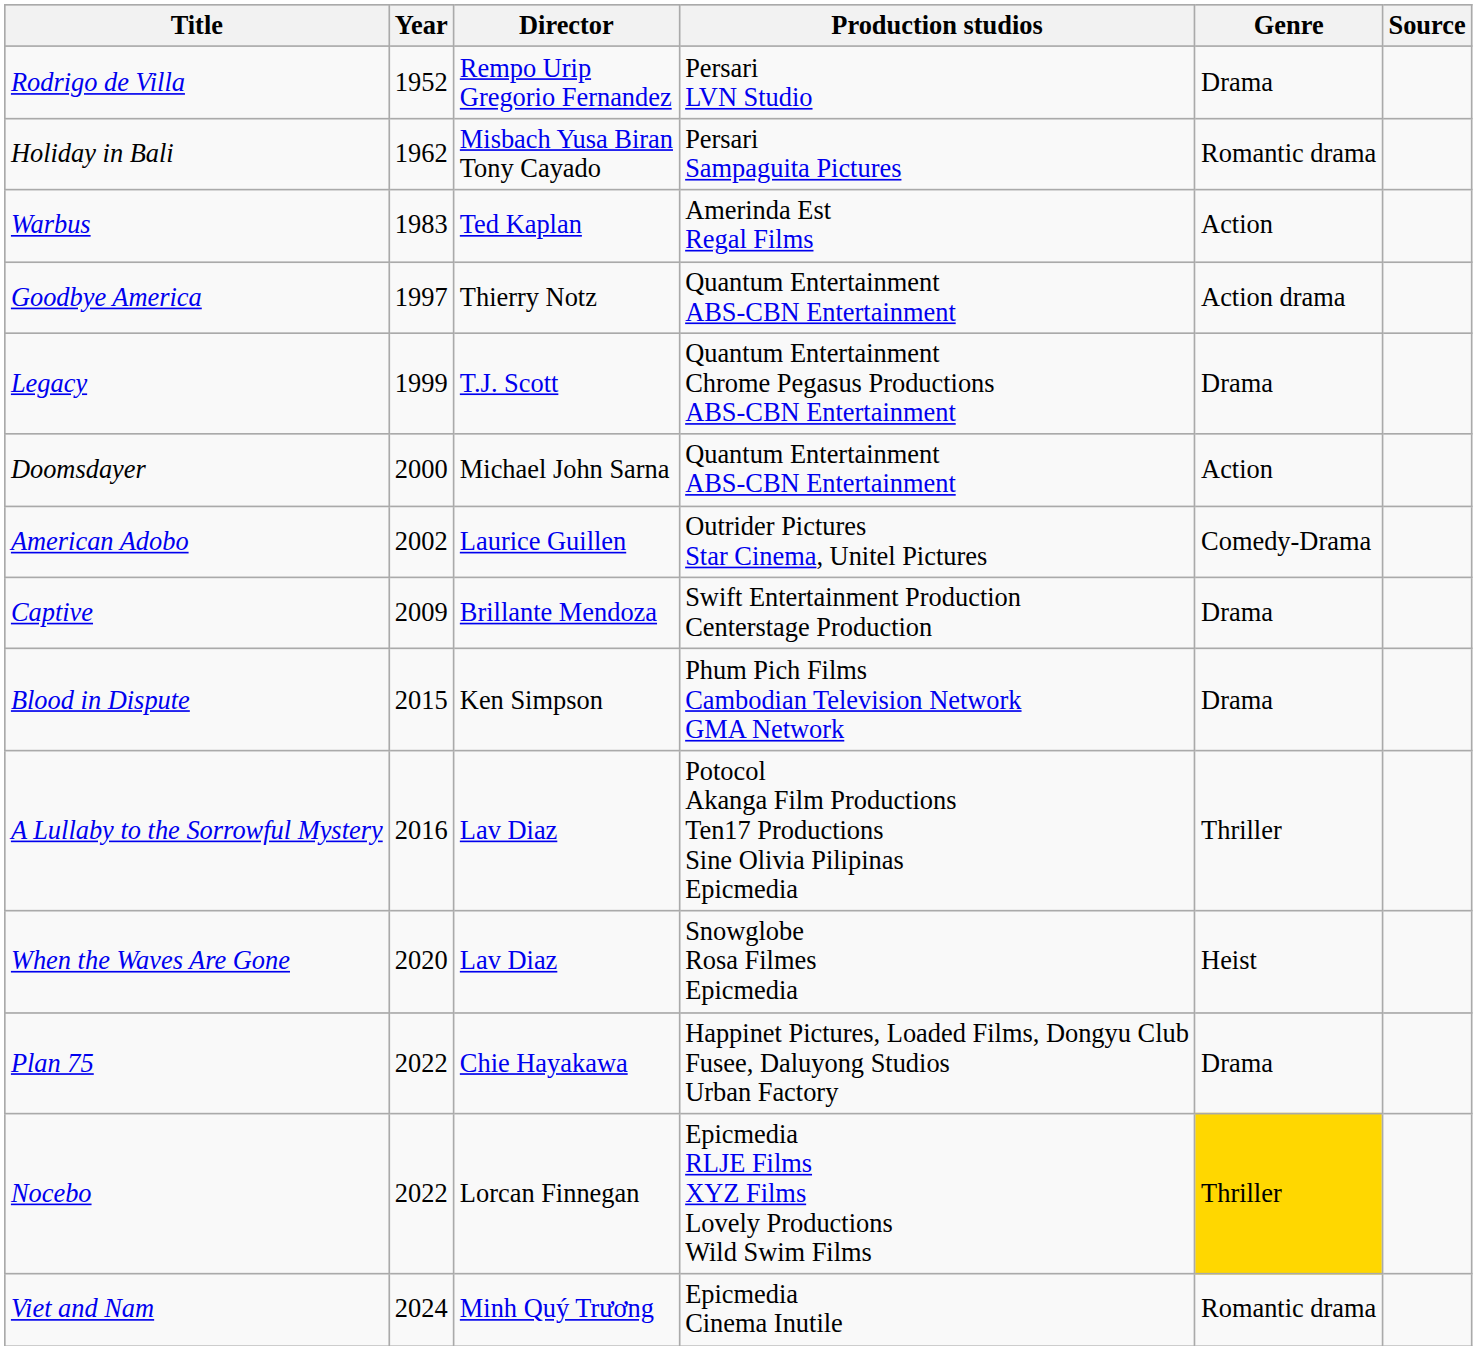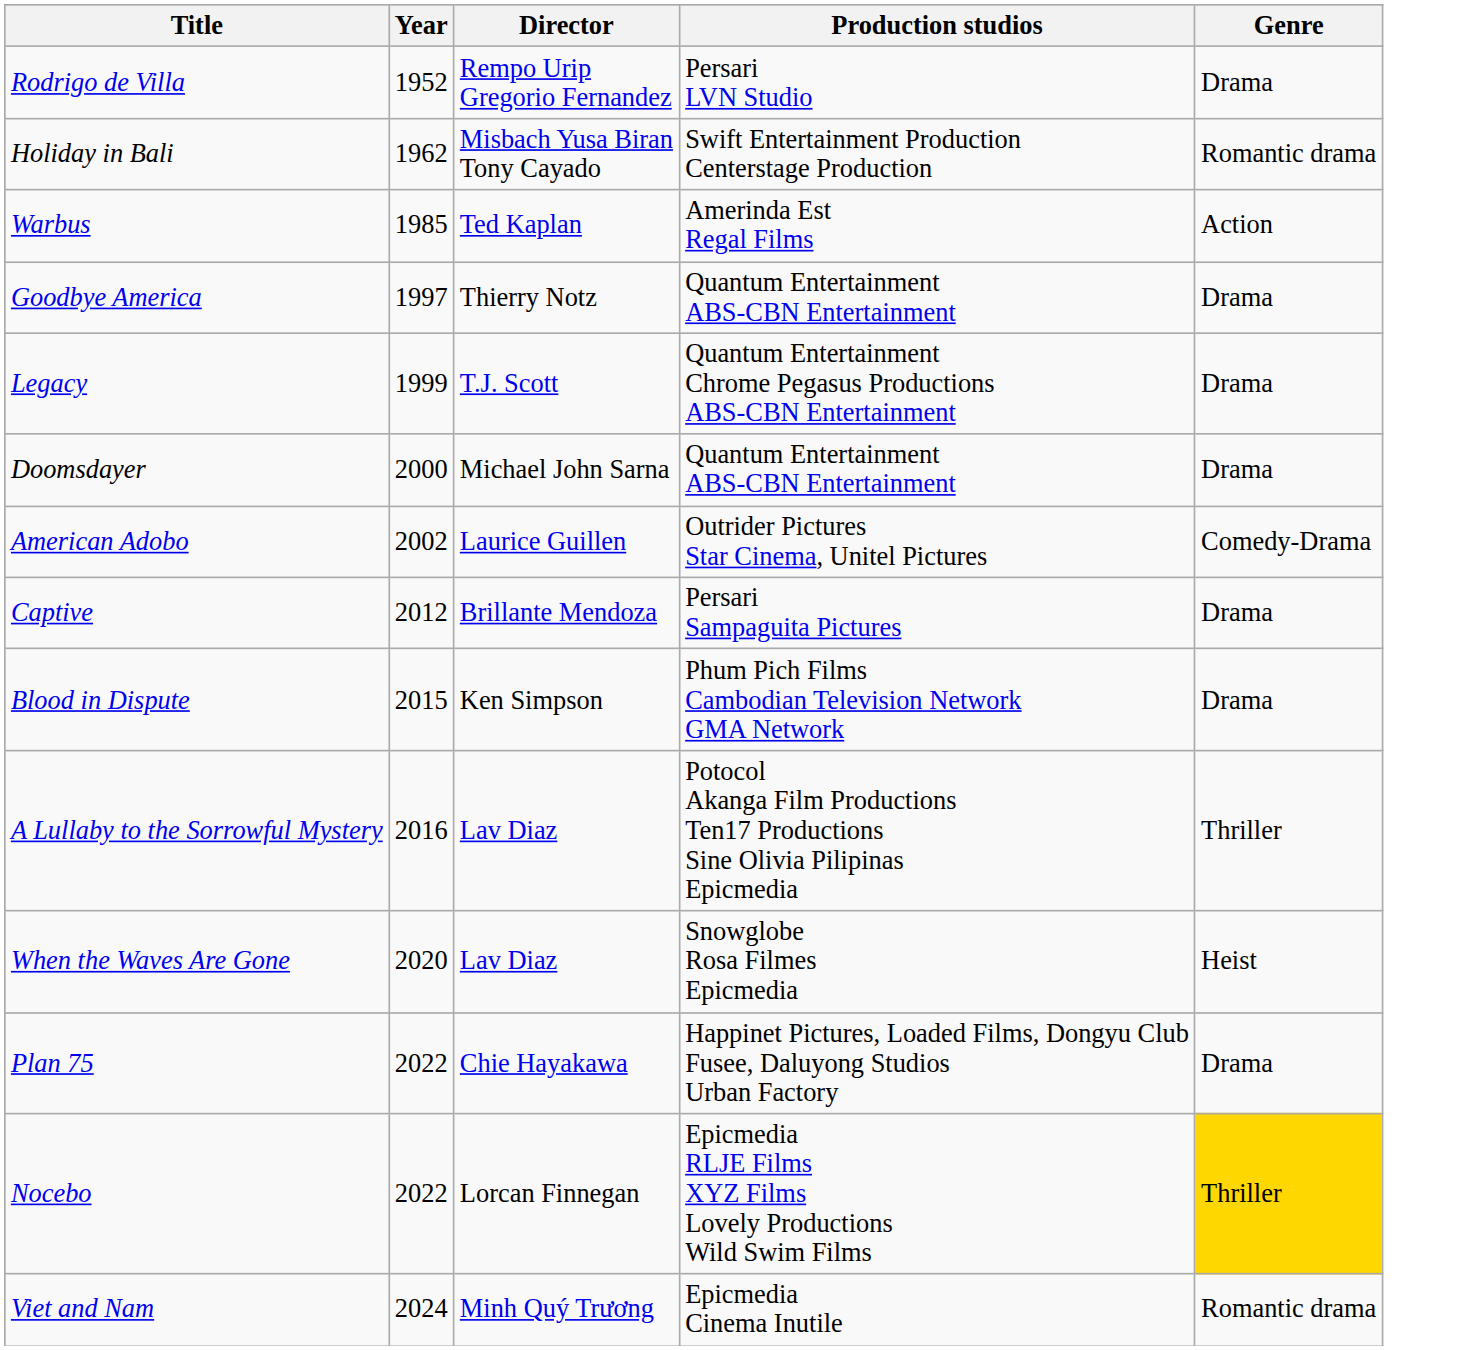- column: (1427, 25)
(793, 153) Persari Sampaguita Pictures -> (853, 153) Swift Entertainment Production Centerstage Production
(421, 225) 1983 -> (421, 225) 1985
(1273, 296) Action drama -> (1237, 296) Drama
(1237, 469) Action -> (1237, 469) Drama
(421, 612) 2009 -> (421, 612) 2012
(853, 612) Swift Entertainment Production Centerstage Production -> (793, 612) Persari Sampaguita Pictures
